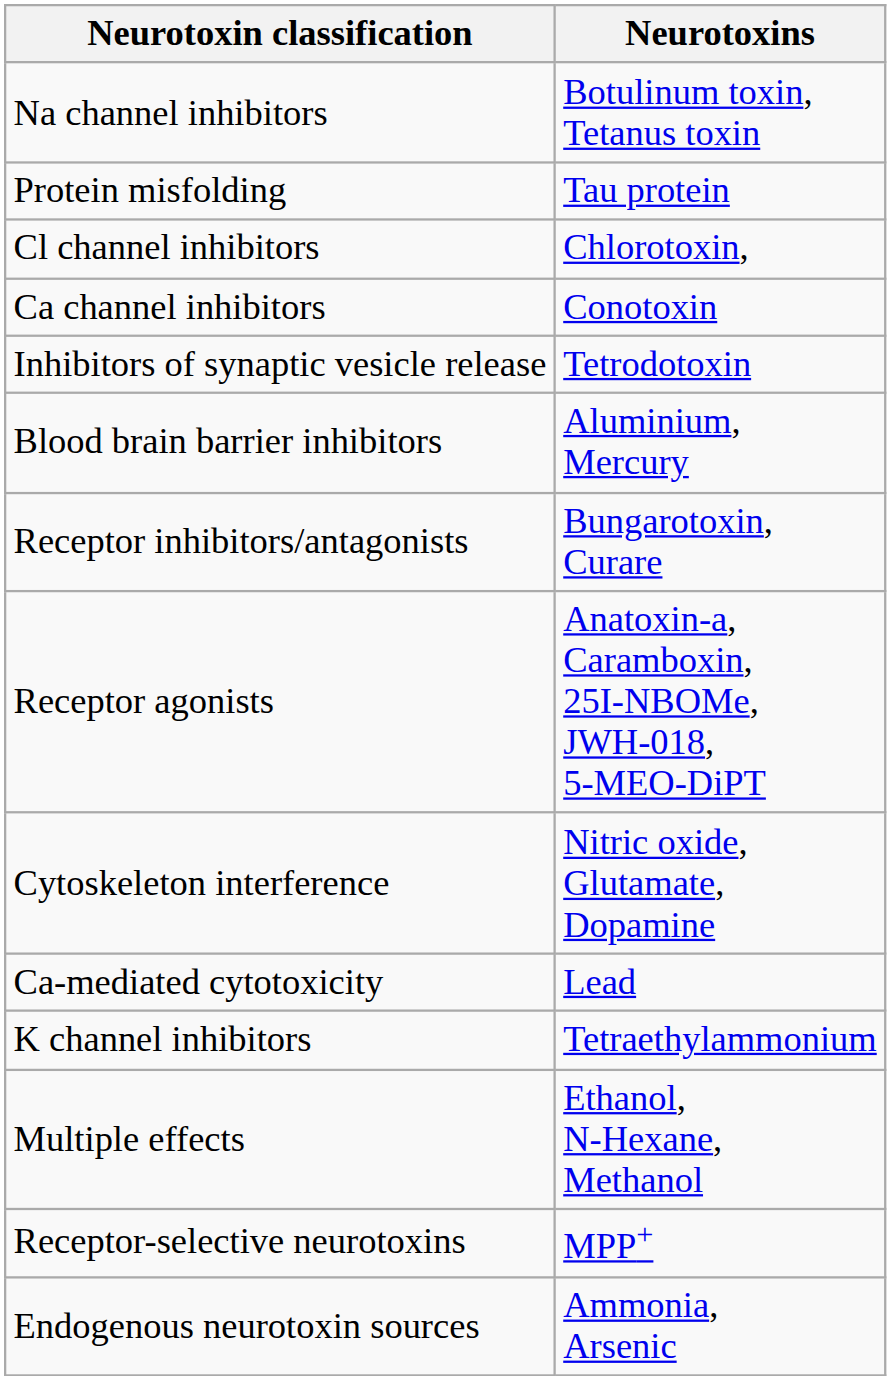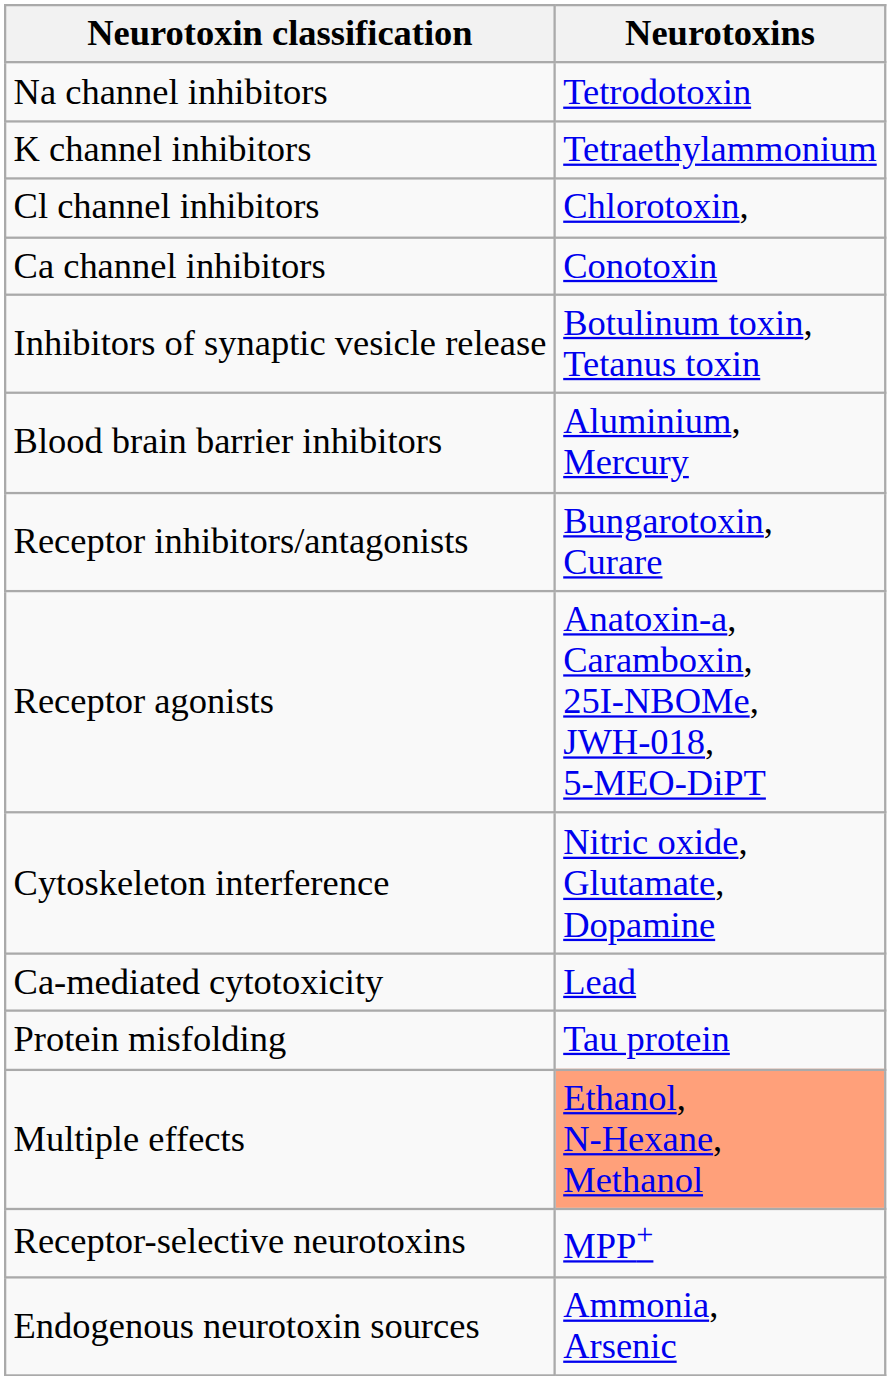(688, 111) Botulinum toxin, Tetanus toxin -> (657, 91) Tetrodotoxin
rows swapped: (162, 1039) <-> (150, 190)
(657, 363) Tetrodotoxin -> (688, 343) Botulinum toxin, Tetanus toxin
(643, 1138) no background -> (643, 1138) lightsalmon background
